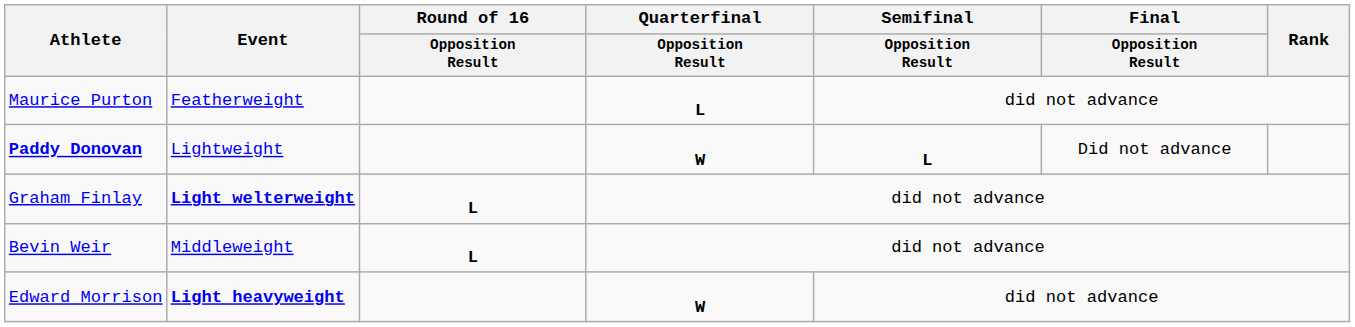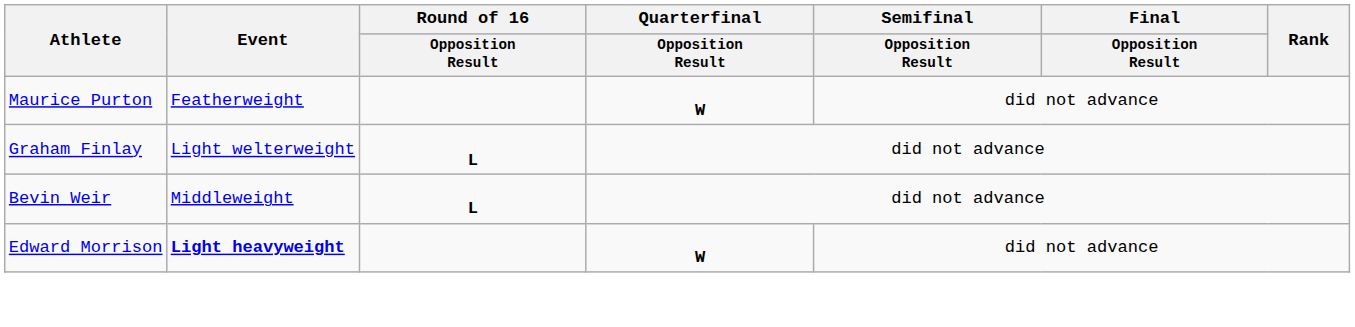(700, 110) L -> (700, 110) W
- row: (75, 149)
(263, 198) bold -> (263, 149) normal
